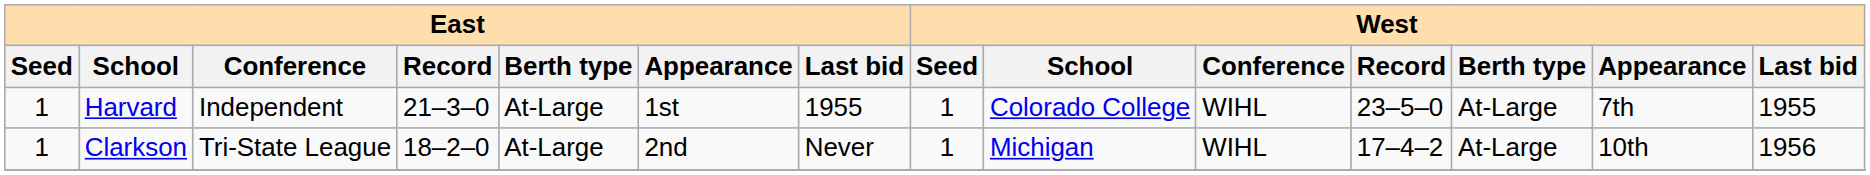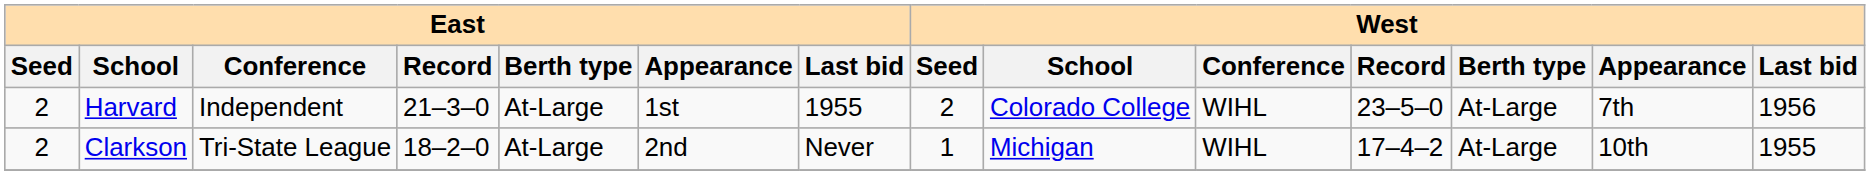(42, 107) 1 -> (42, 107) 2
(947, 107) 1 -> (947, 107) 2
(1787, 107) 1955 -> (1787, 107) 1956
(42, 148) 1 -> (42, 148) 2
(1787, 148) 1956 -> (1787, 148) 1955
